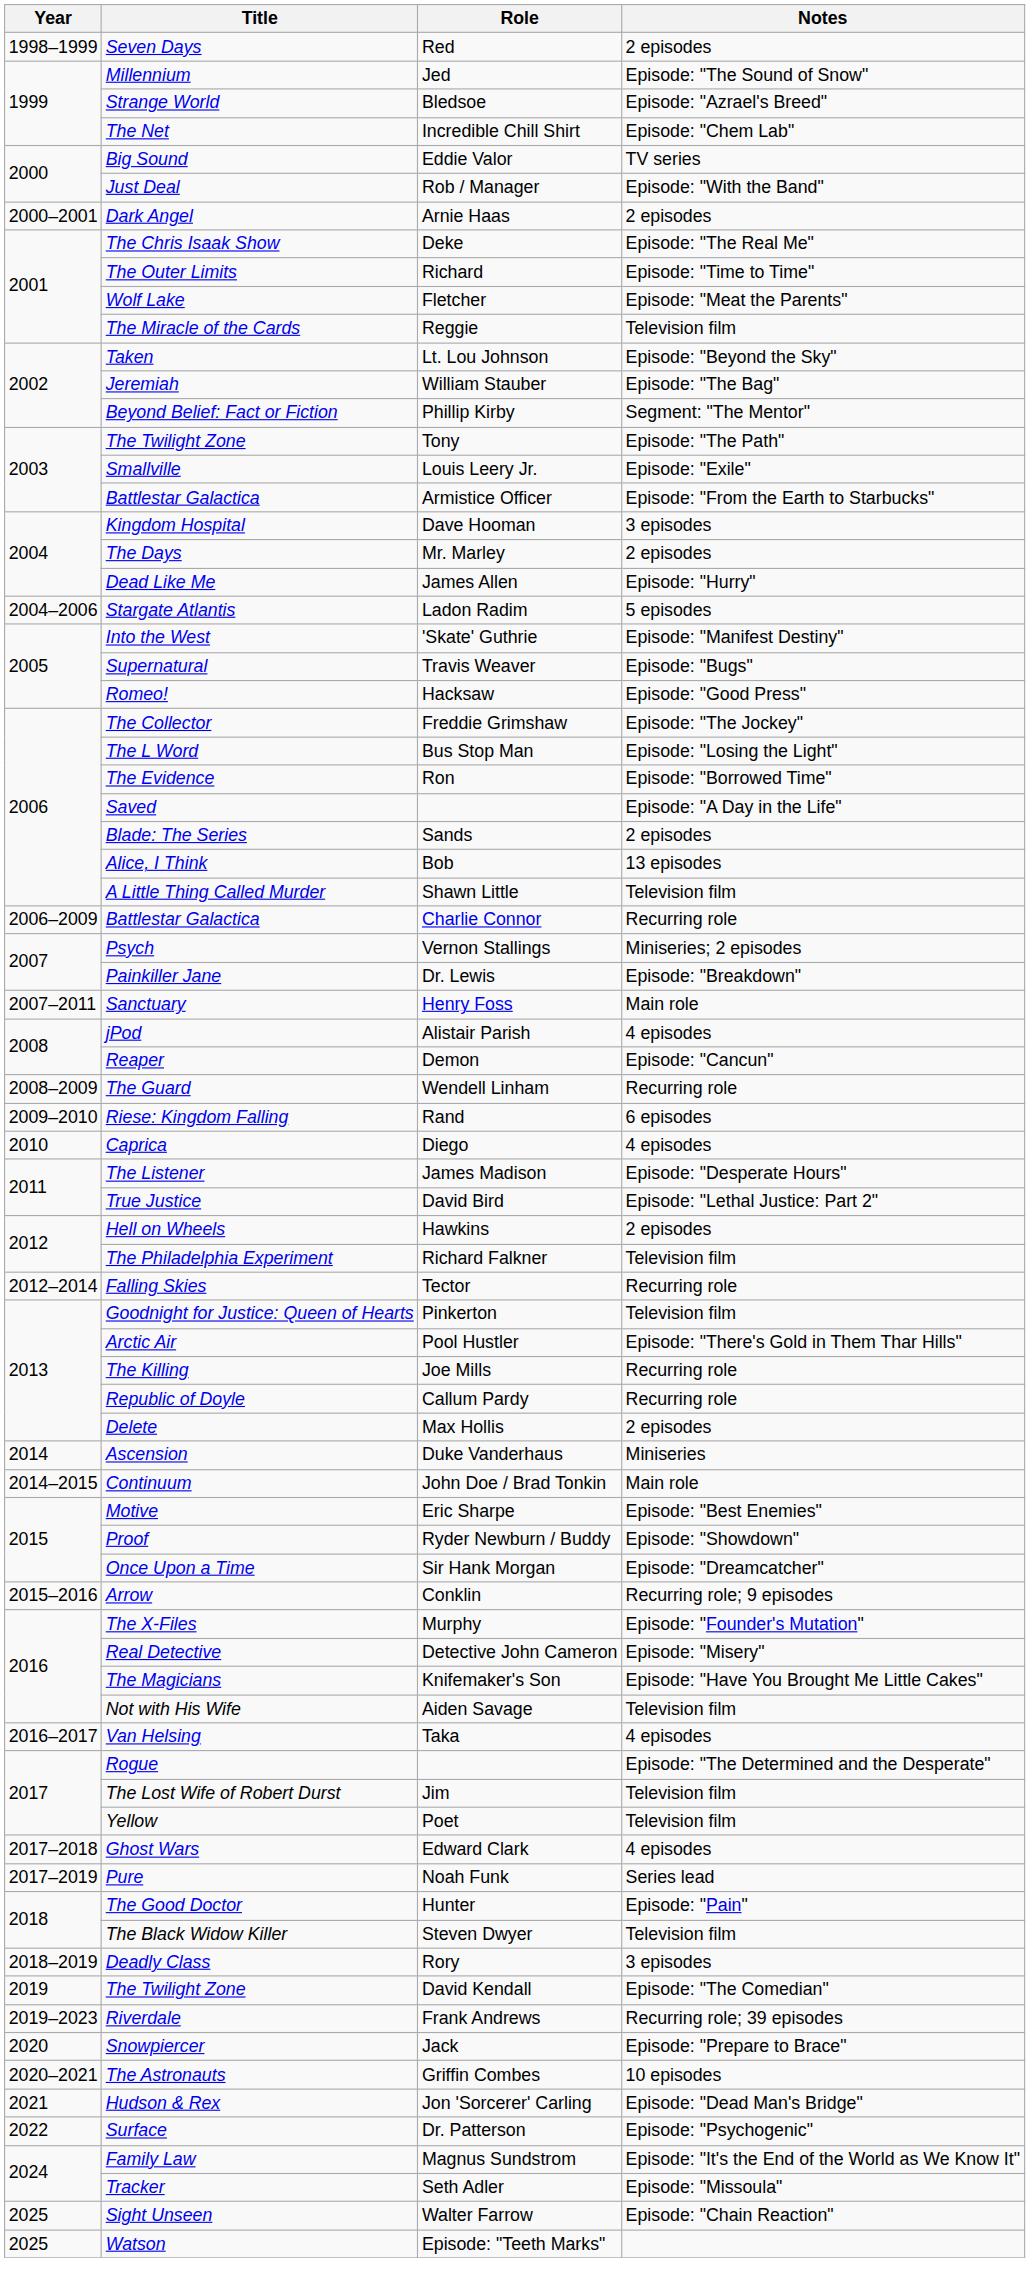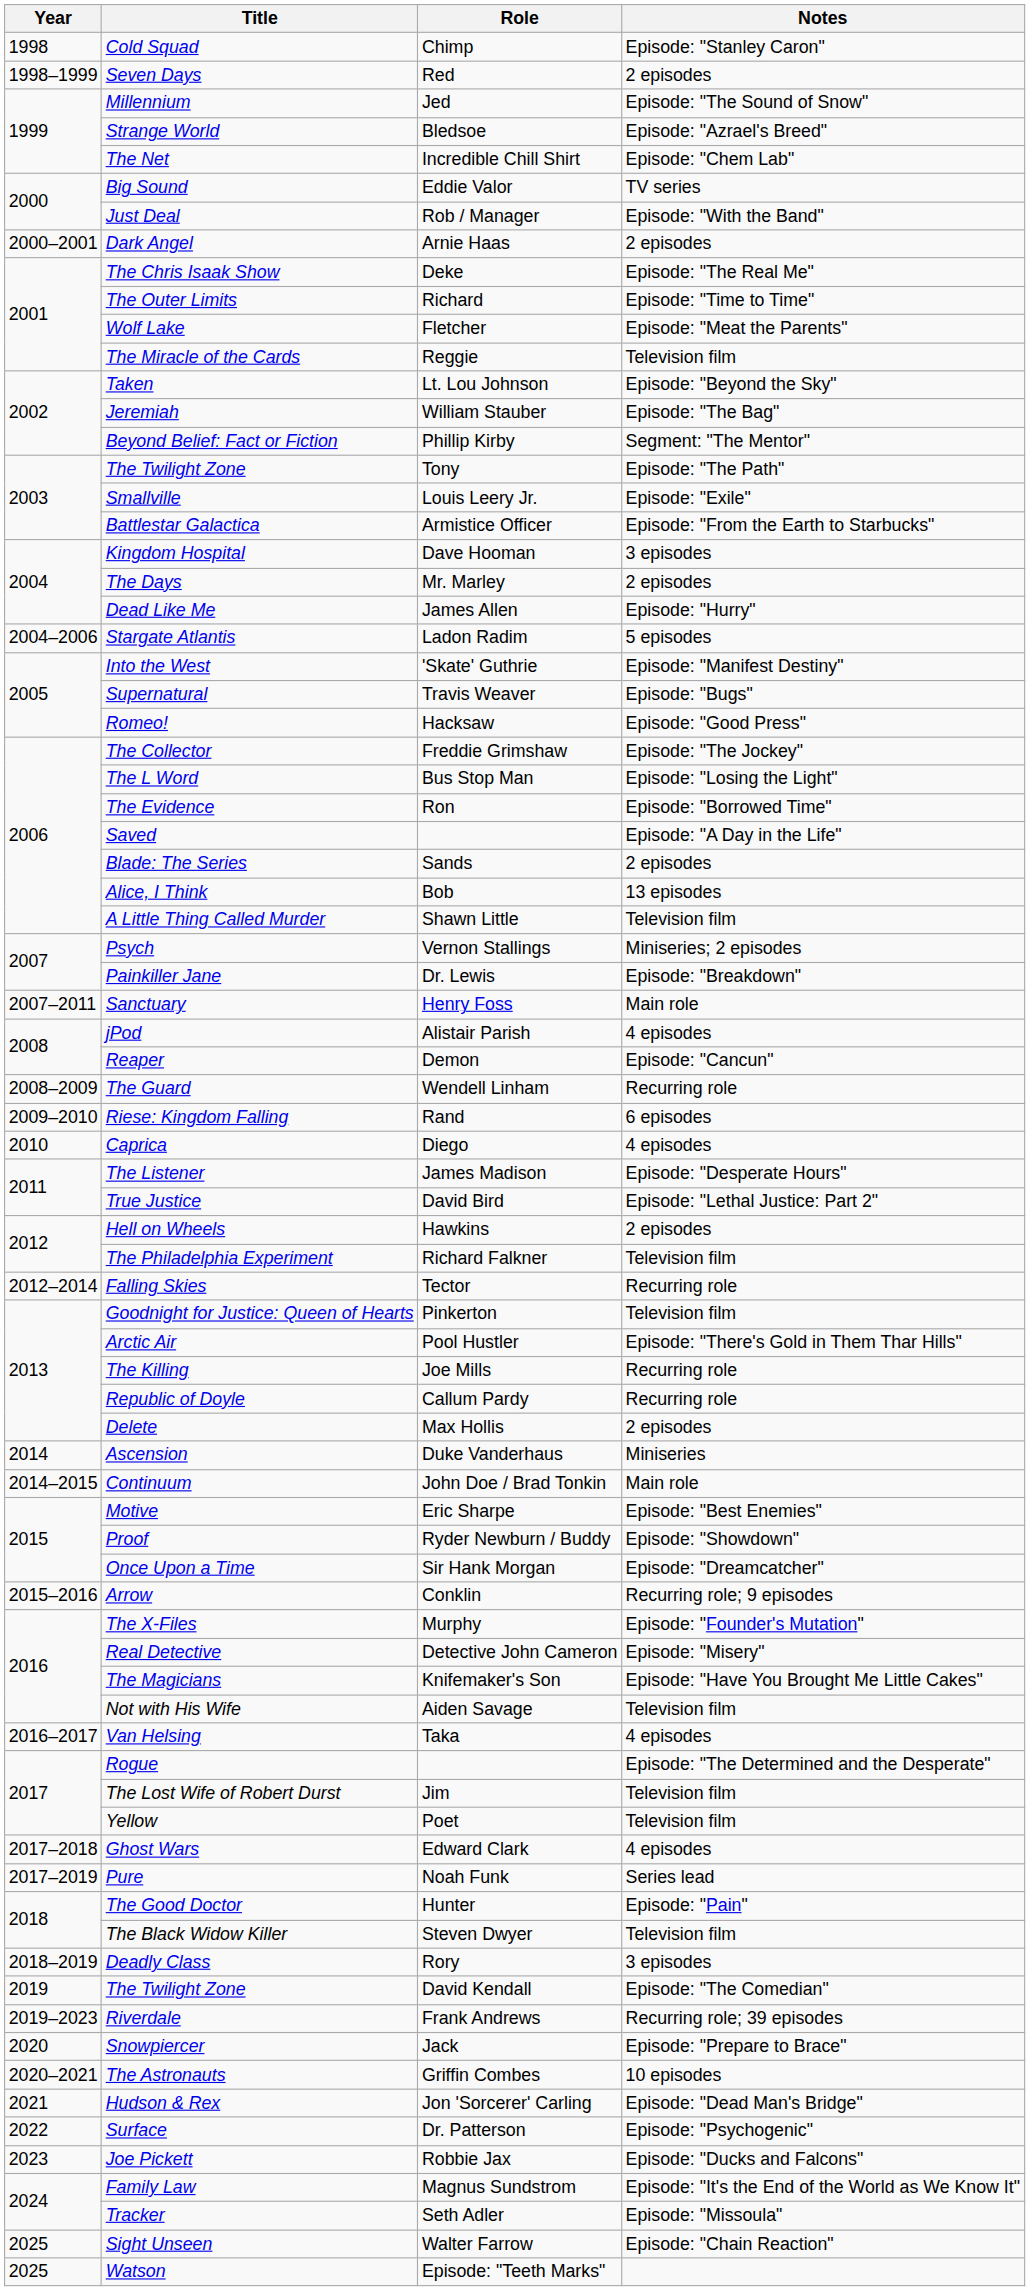+ row: (152, 46)
- row: (183, 919)
+ row: (149, 2159)
